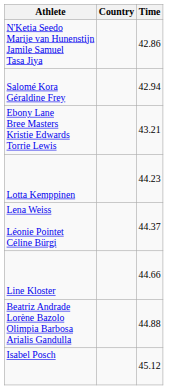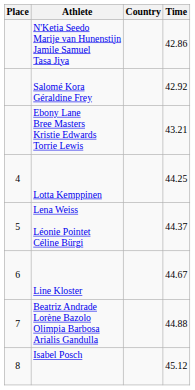+ column: (18, 12)
(150, 87) 42.94 -> (176, 87) 42.92
(150, 178) 44.23 -> (176, 178) 44.25
(150, 275) 44.66 -> (176, 275) 44.67
